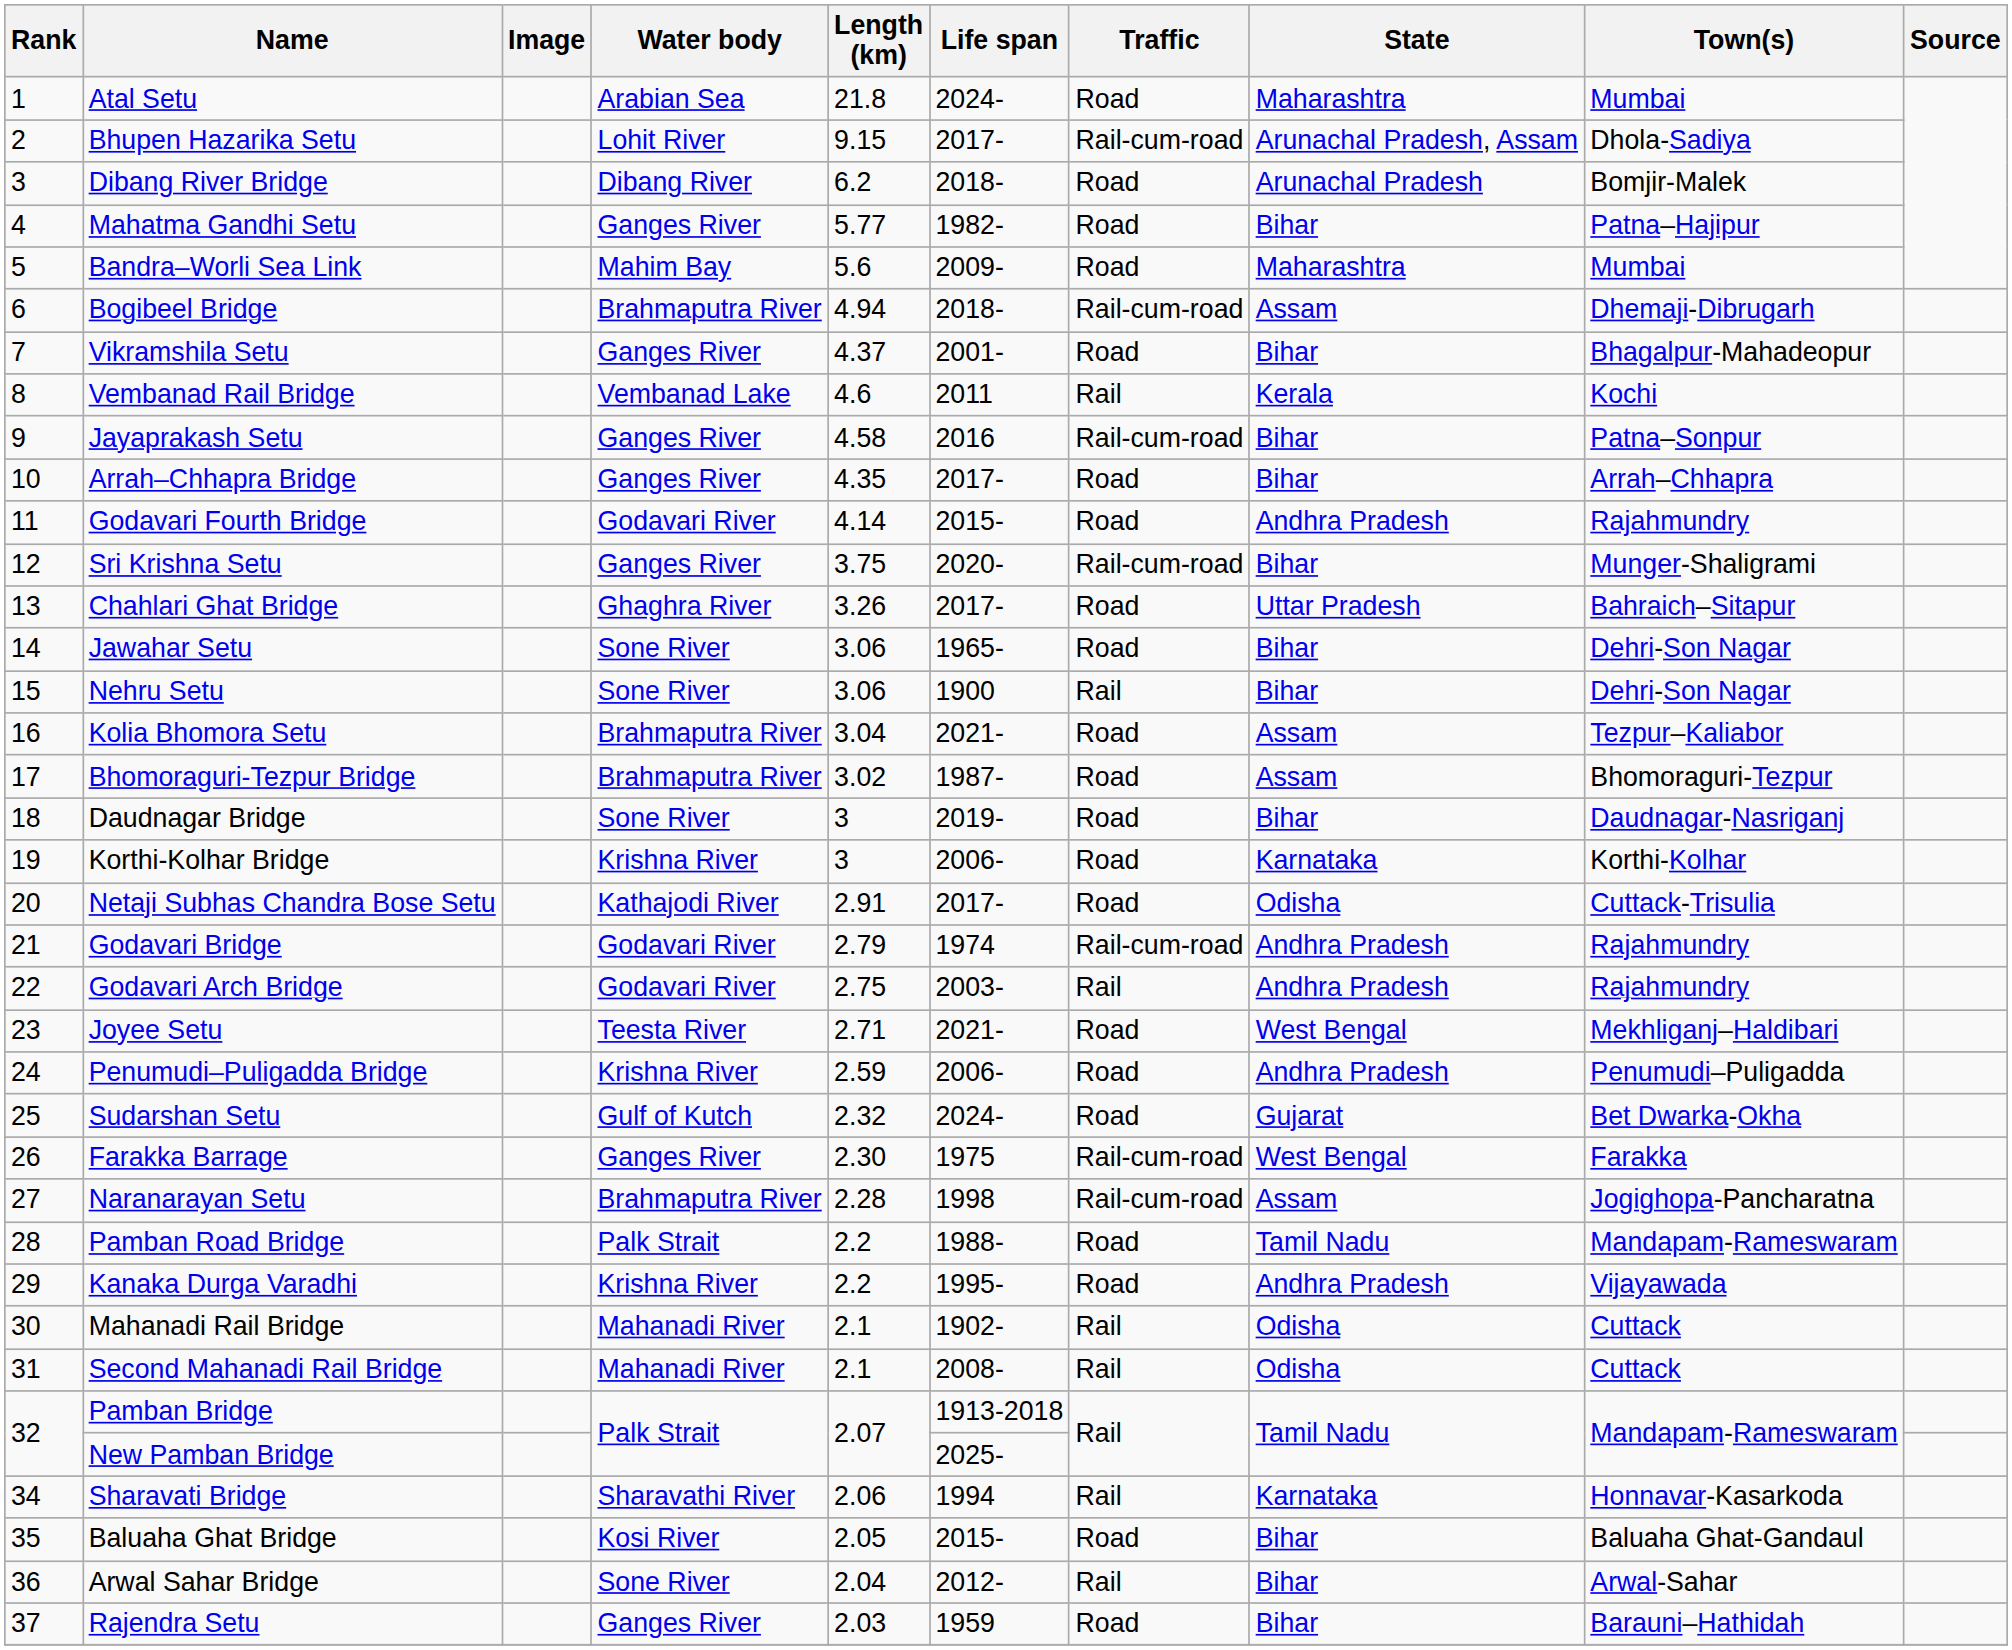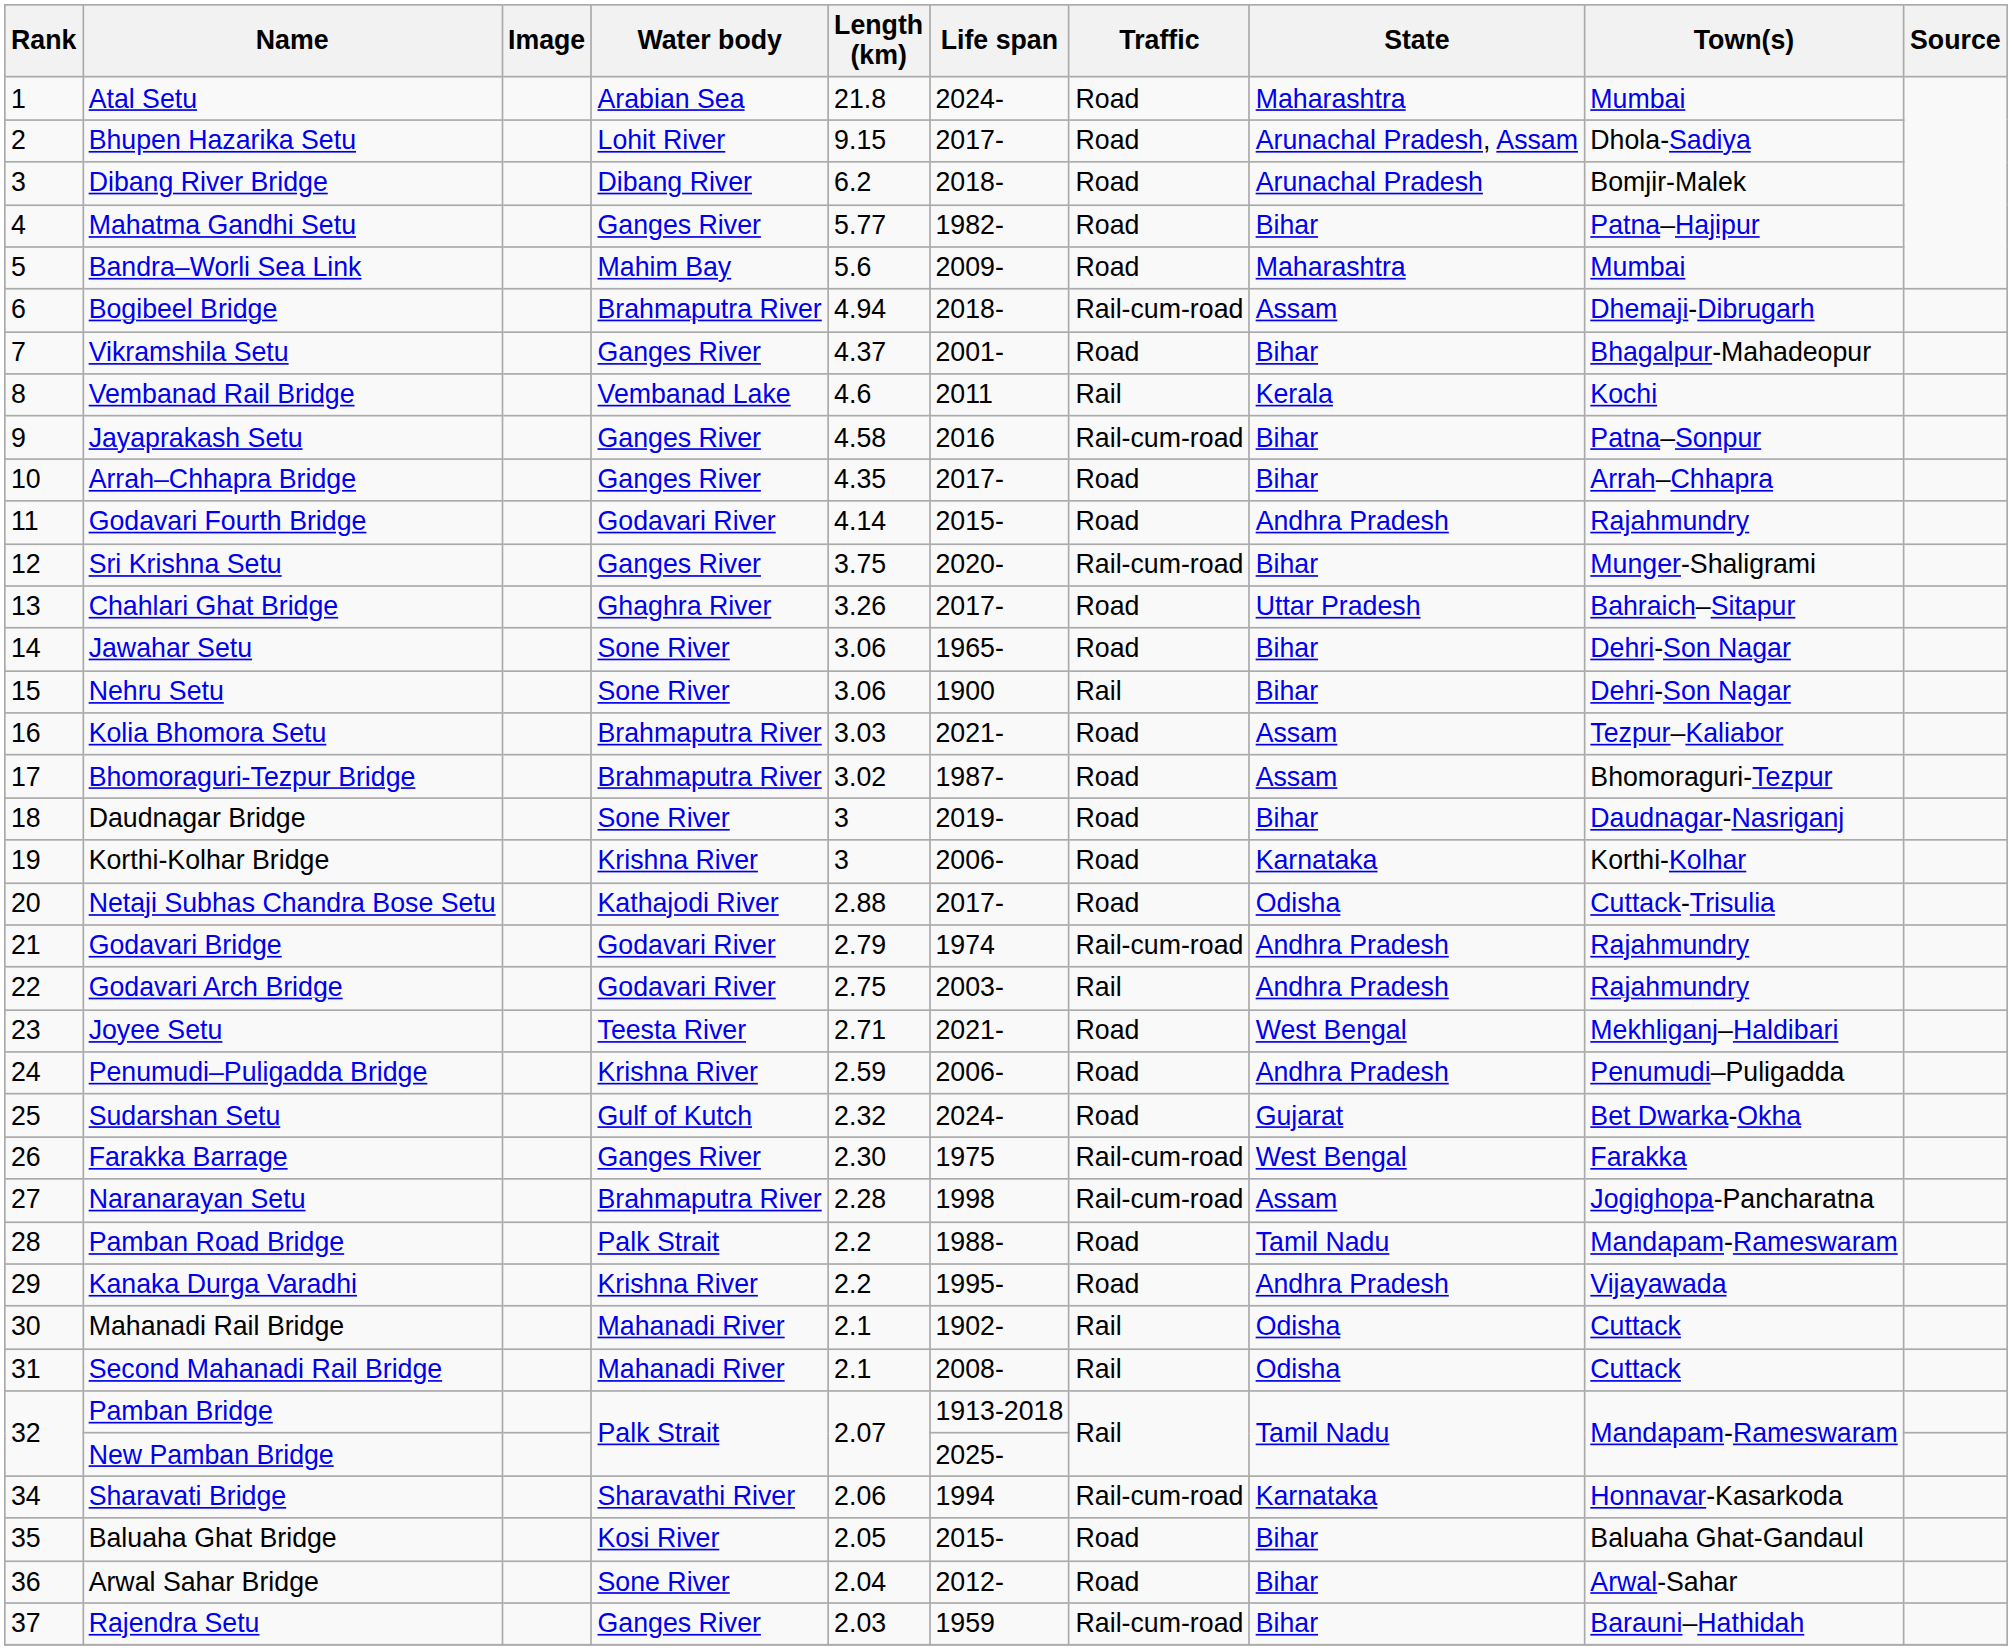(1159, 140) Rail-cum-road -> (1108, 140) Road
(860, 733) 3.04 -> (860, 733) 3.03
(860, 903) 2.91 -> (860, 903) 2.88
(1099, 1496) Rail -> (1159, 1496) Rail-cum-road
(1099, 1581) Rail -> (1108, 1581) Road
(1108, 1623) Road -> (1159, 1623) Rail-cum-road
